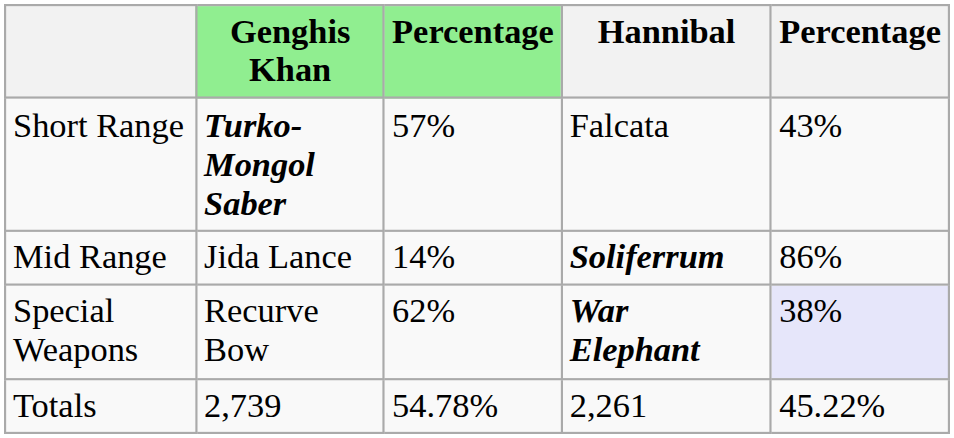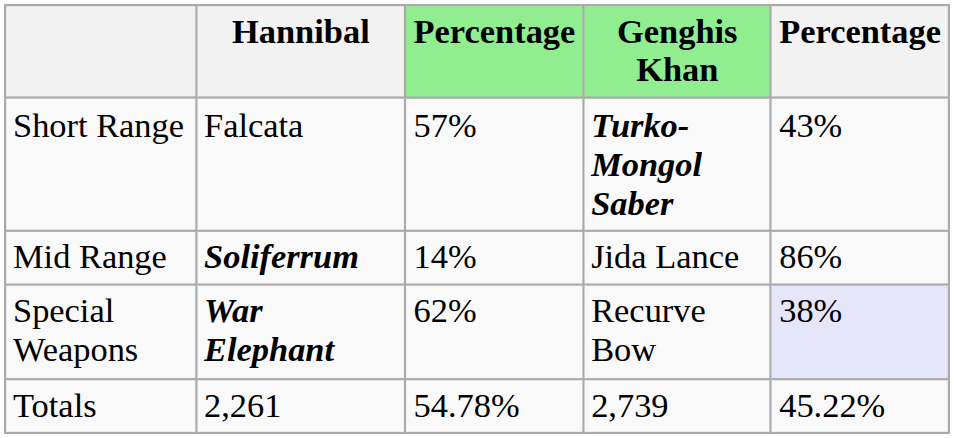columns swapped: (290, 51) <-> (667, 31)
